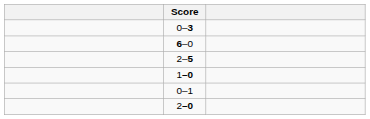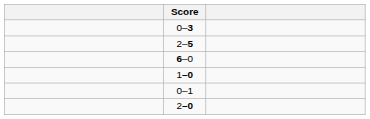rows swapped: (185, 59) <-> (185, 43)
